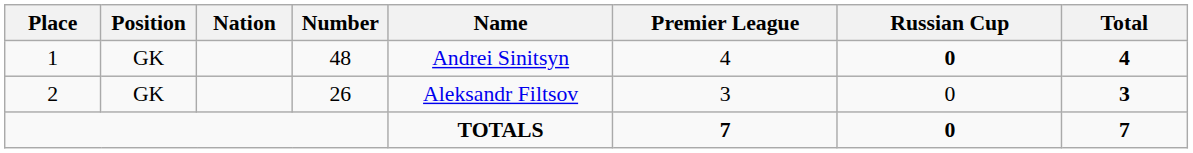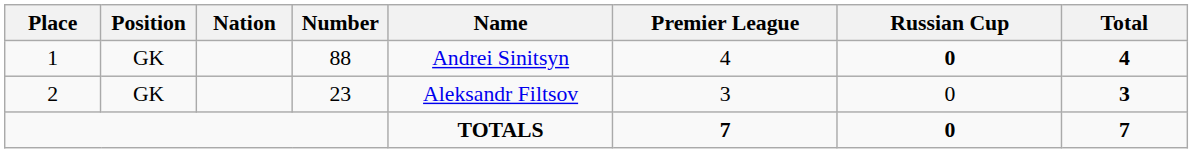(340, 58) 48 -> (340, 58) 88
(340, 94) 26 -> (340, 94) 23
